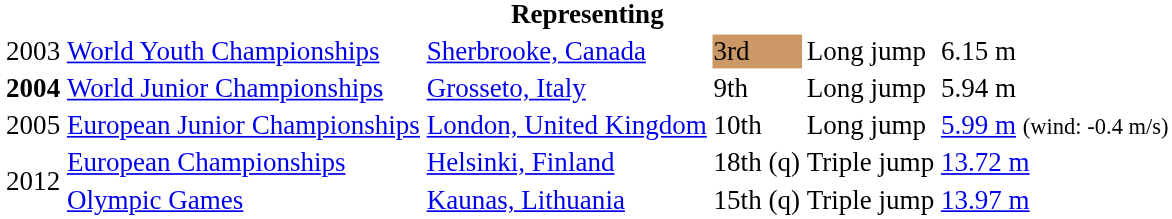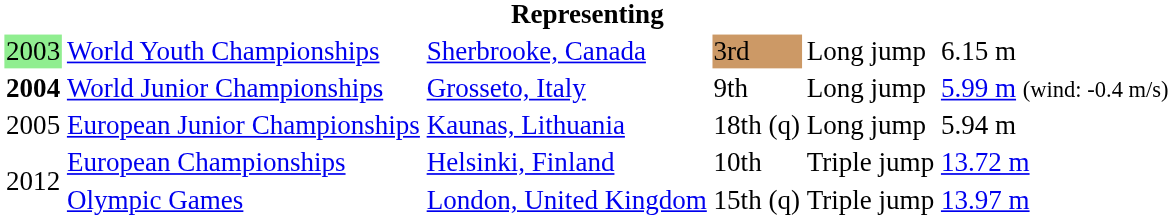(33, 51) no background -> (33, 51) lightgreen background
(978, 88) 5.94 m -> (1055, 88) 5.99 m (wind: -0.4 m/s)
(567, 125) London, United Kingdom -> (526, 125) Kaunas, Lithuania
(738, 125) 10th -> (757, 125) 18th (q)
(1055, 125) 5.99 m (wind: -0.4 m/s) -> (978, 125) 5.94 m
(757, 162) 18th (q) -> (738, 162) 10th
(526, 199) Kaunas, Lithuania -> (567, 199) London, United Kingdom
